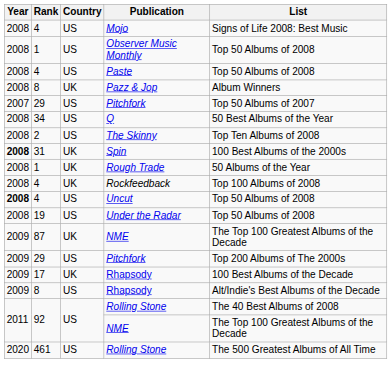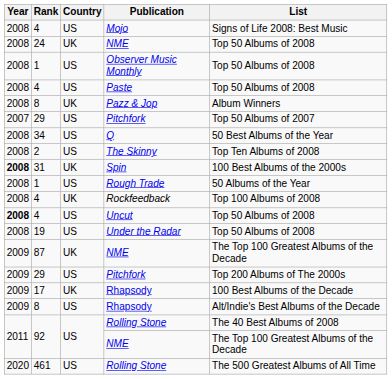+ row: (39, 44)
(70, 167) UK -> (70, 183) US
